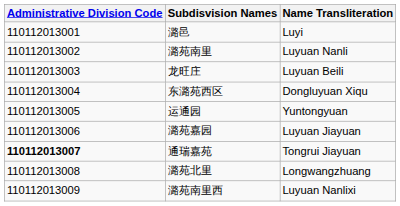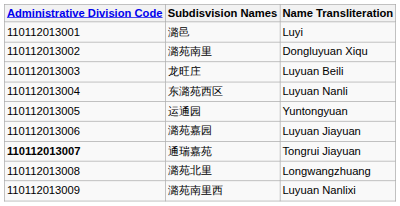(315, 52) Luyuan Nanli -> (325, 52) Dongluyuan Xiqu
(325, 91) Dongluyuan Xiqu -> (315, 91) Luyuan Nanli
